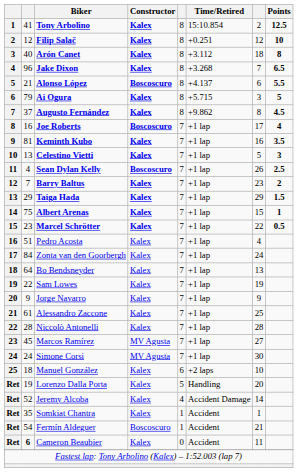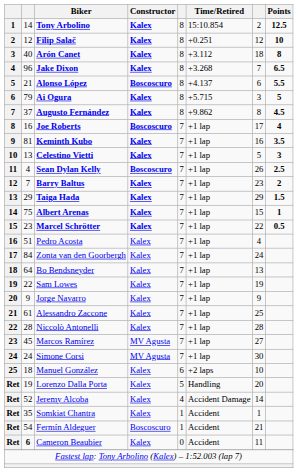(28, 25) 41 -> (28, 25) 14
